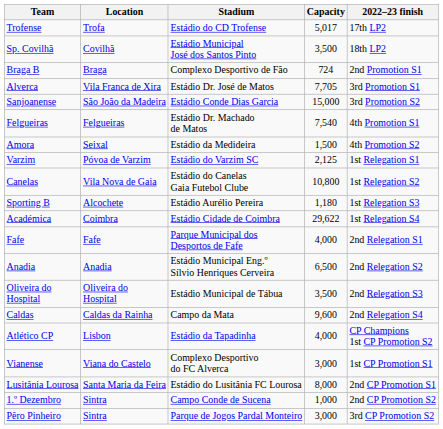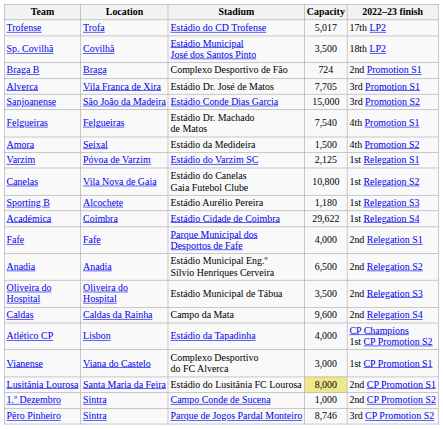(326, 384) no background -> (326, 384) khaki background
(326, 416) 3,000 -> (326, 416) 8,746
